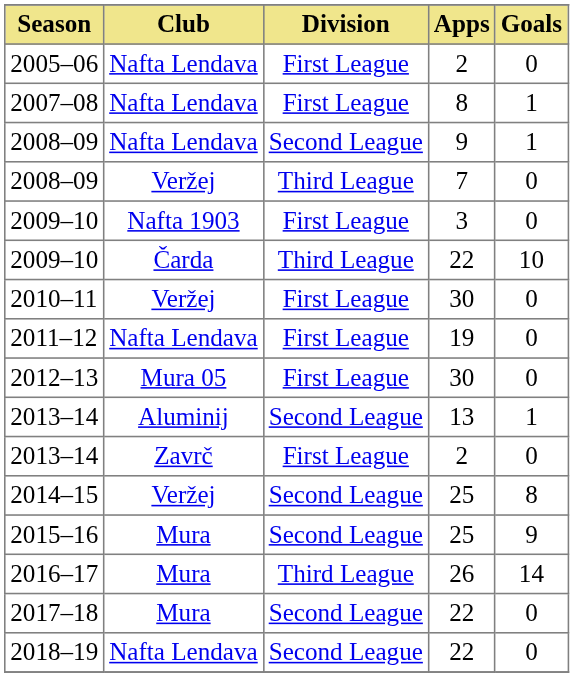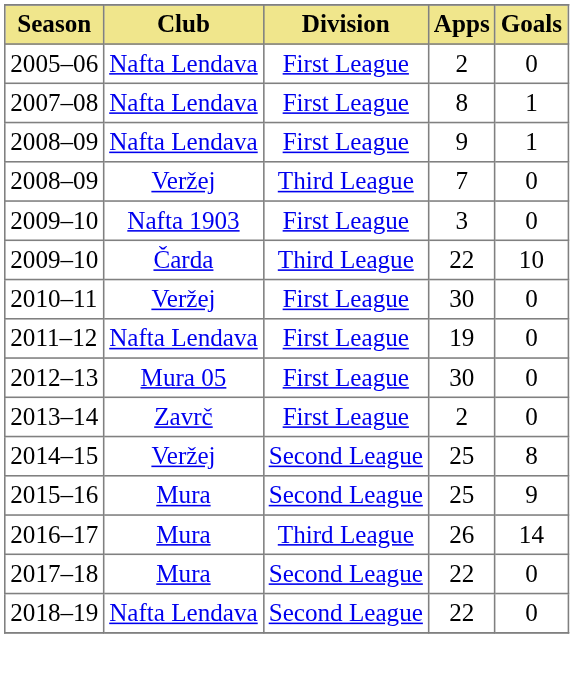(346, 141) Second League -> (346, 141) First League
- row: (54, 416)
